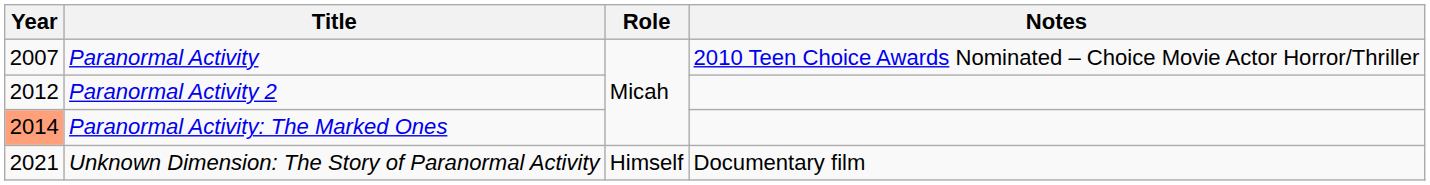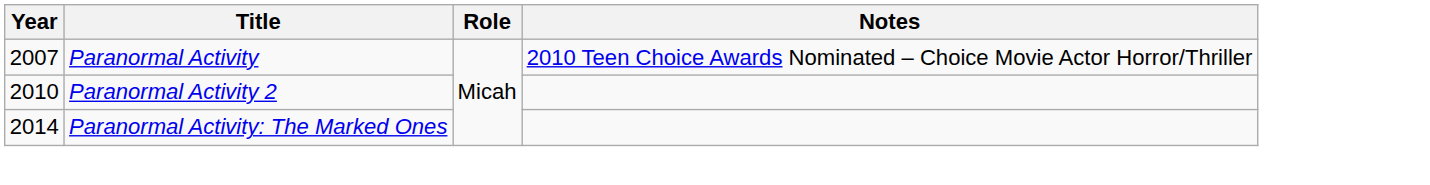(34, 92) 2012 -> (34, 92) 2010
(34, 127) lightsalmon background -> (34, 127) no background
- row: (334, 162)
